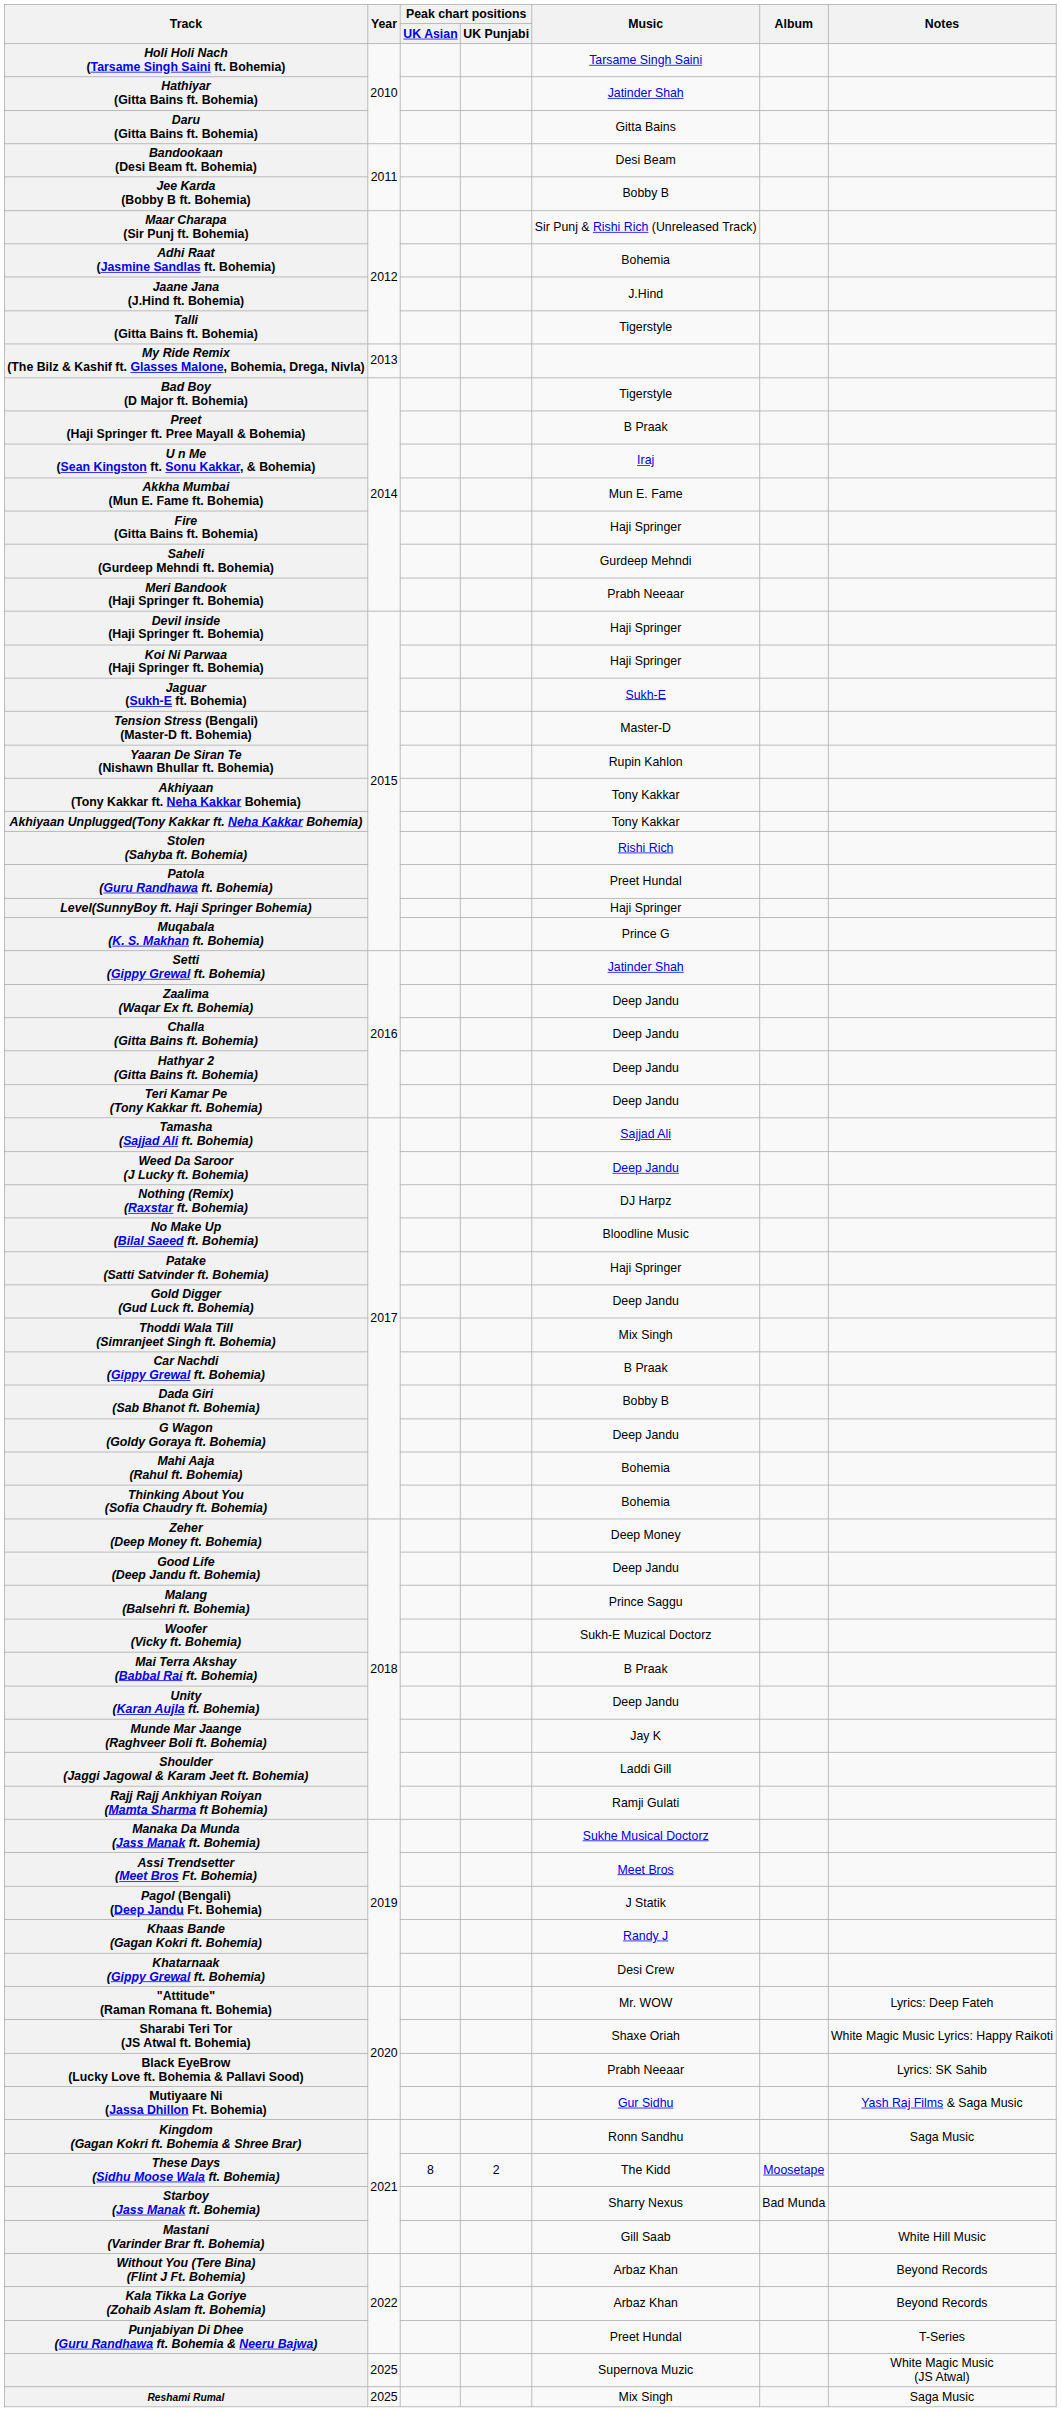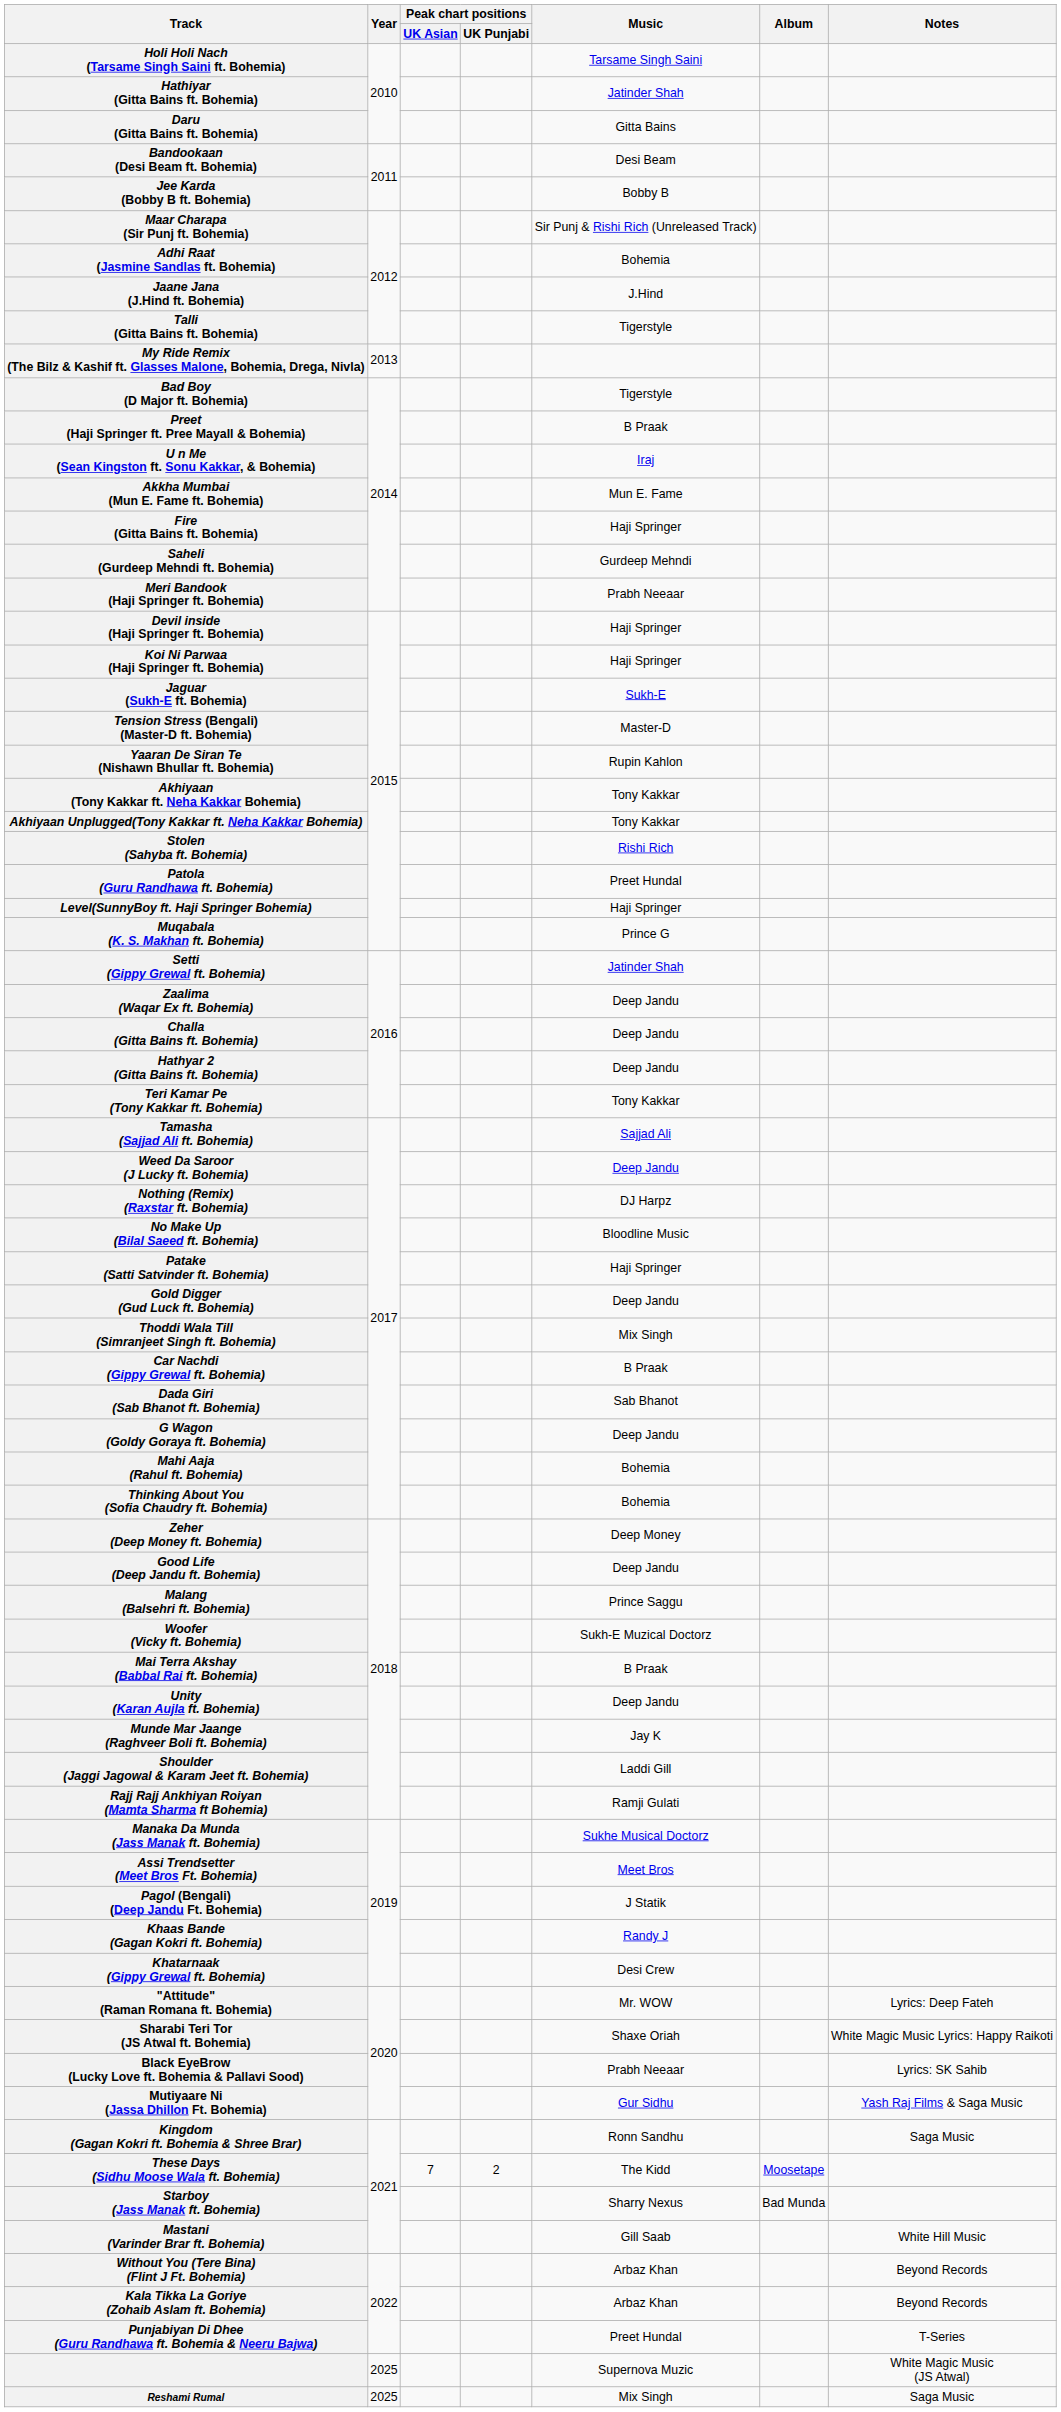(646, 1101) Deep Jandu -> (646, 1101) Tony Kakkar
(646, 1401) Bobby B -> (646, 1401) Sab Bhanot
(431, 2170) 8 -> (431, 2170) 7
